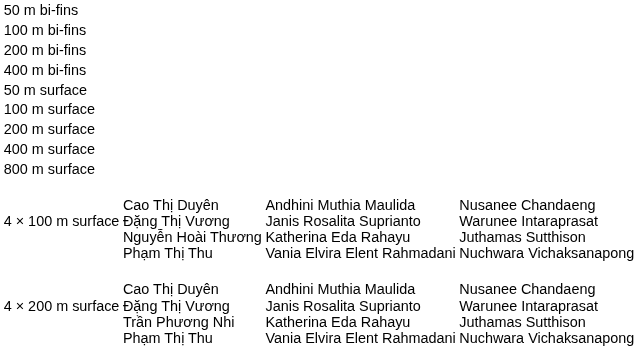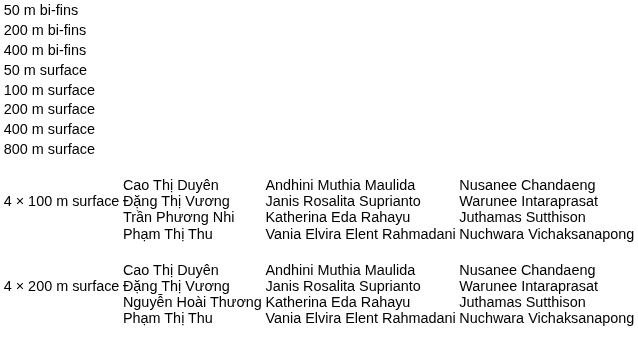- row: (45, 30)
(192, 229) Cao Thị Duyên Đặng Thị Vương Nguyễn Hoài Thương Phạm Thị Thu -> (179, 209) Cao Thị Duyên Đặng Thị Vương Trần Phương Nhi Phạm Thị Thu
(179, 314) Cao Thị Duyên Đặng Thị Vương Trần Phương Nhi Phạm Thị Thu -> (192, 294) Cao Thị Duyên Đặng Thị Vương Nguyễn Hoài Thương Phạm Thị Thu
